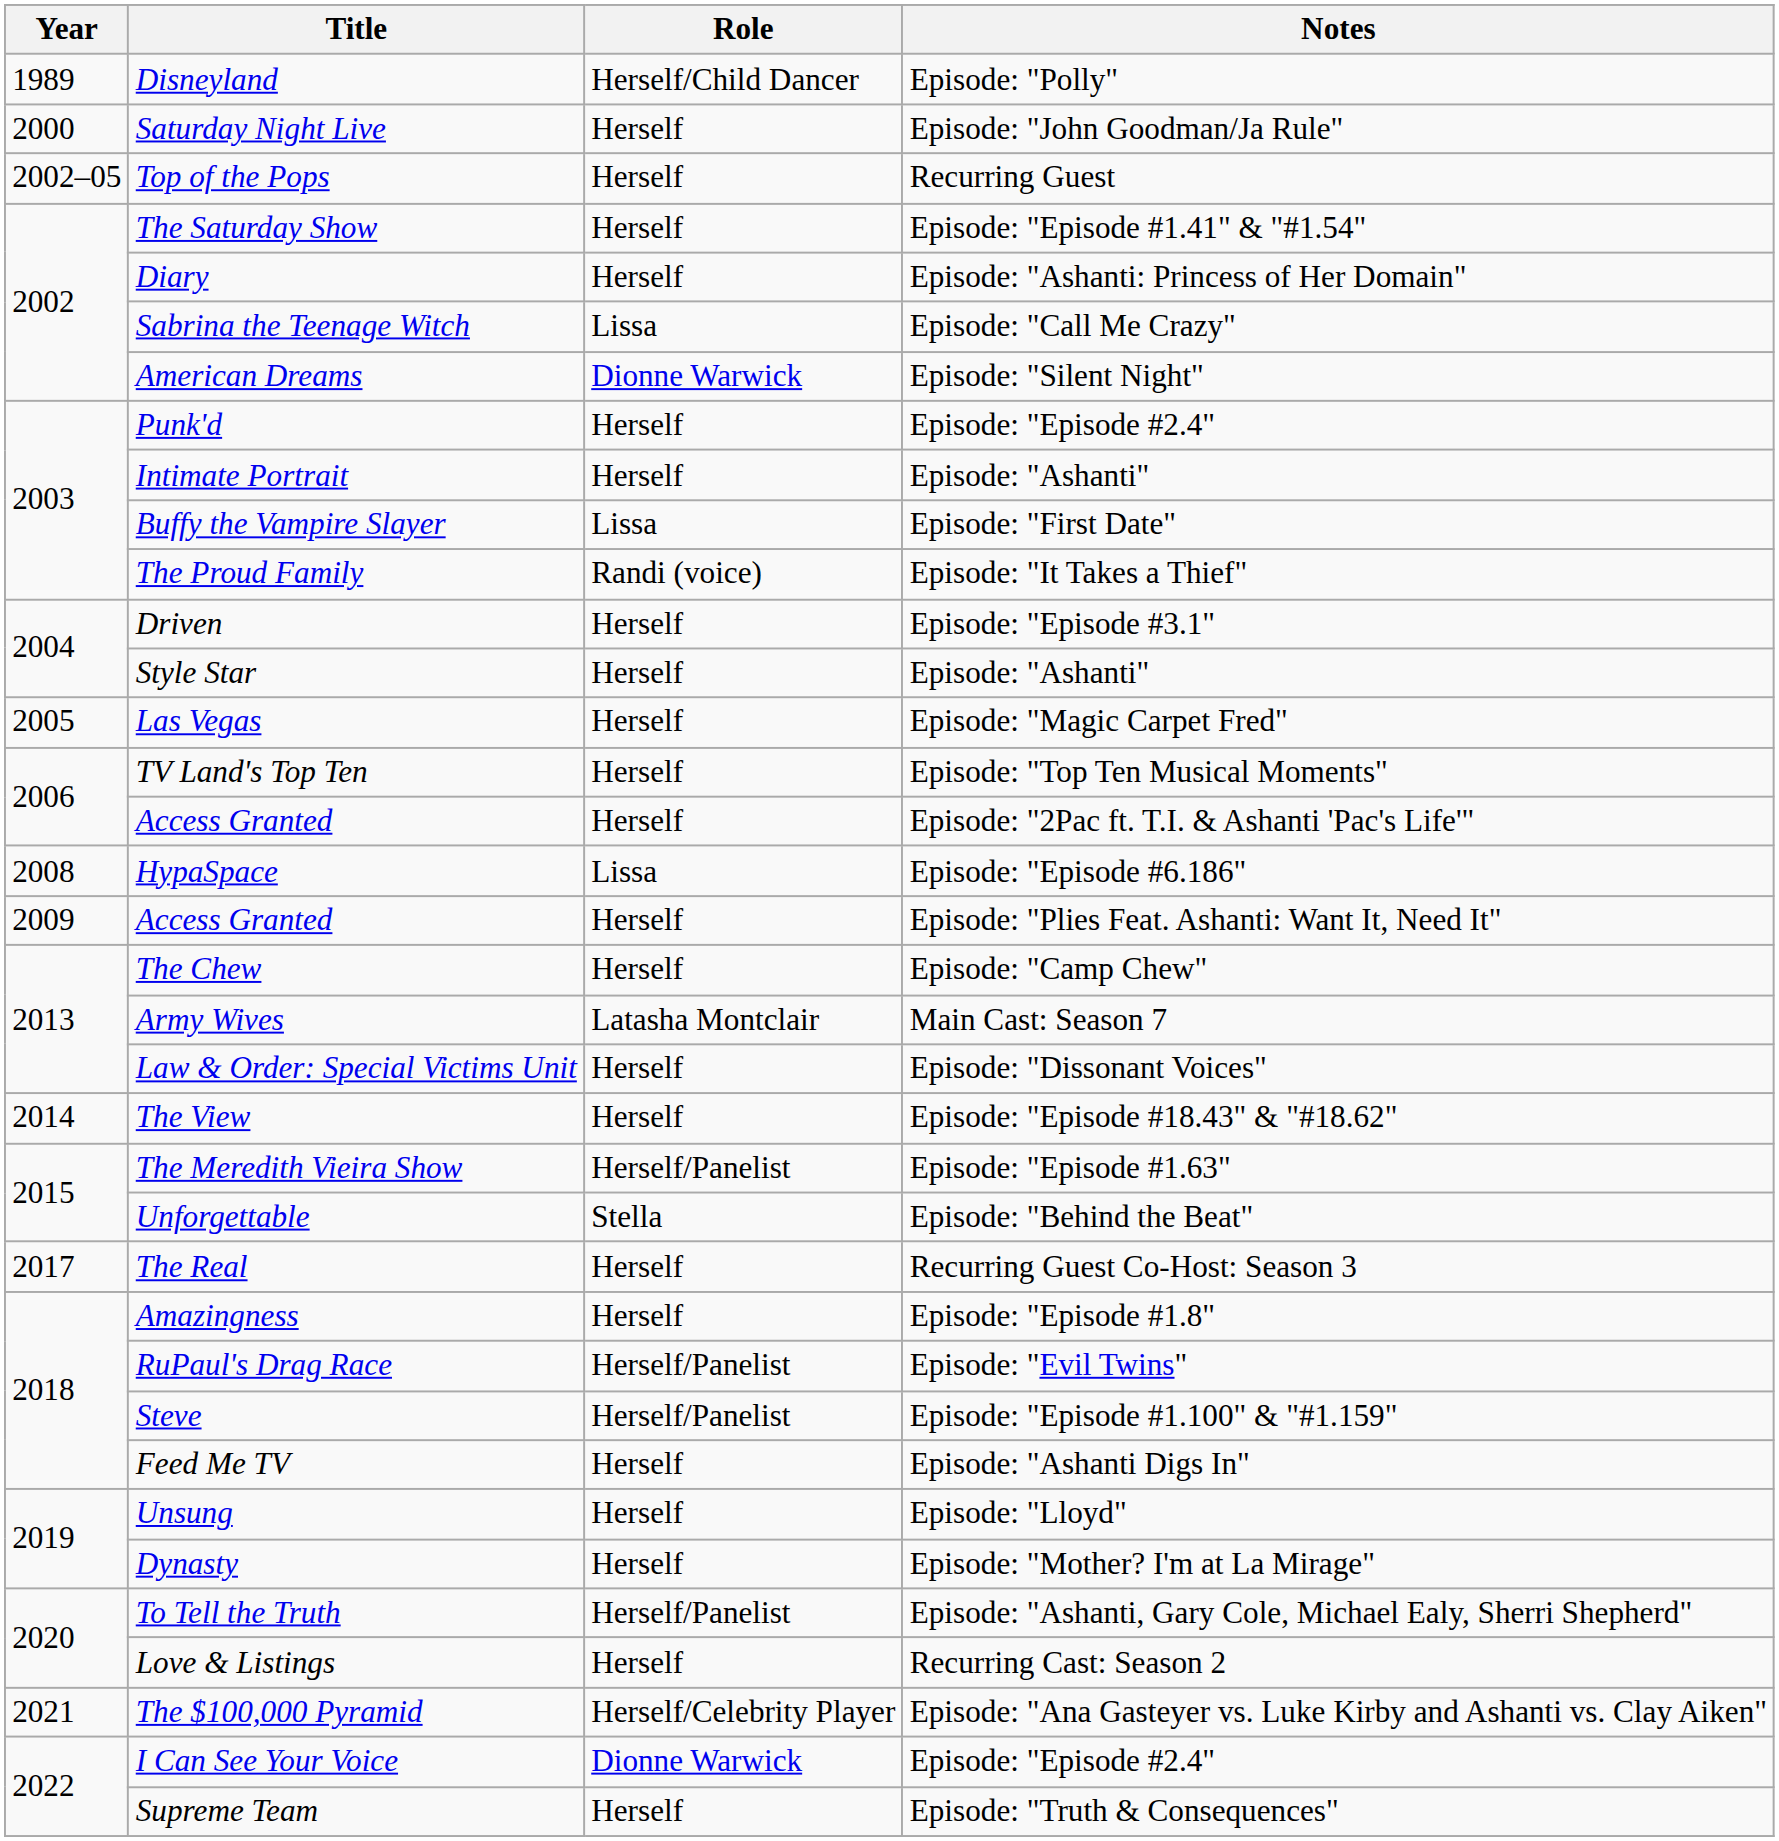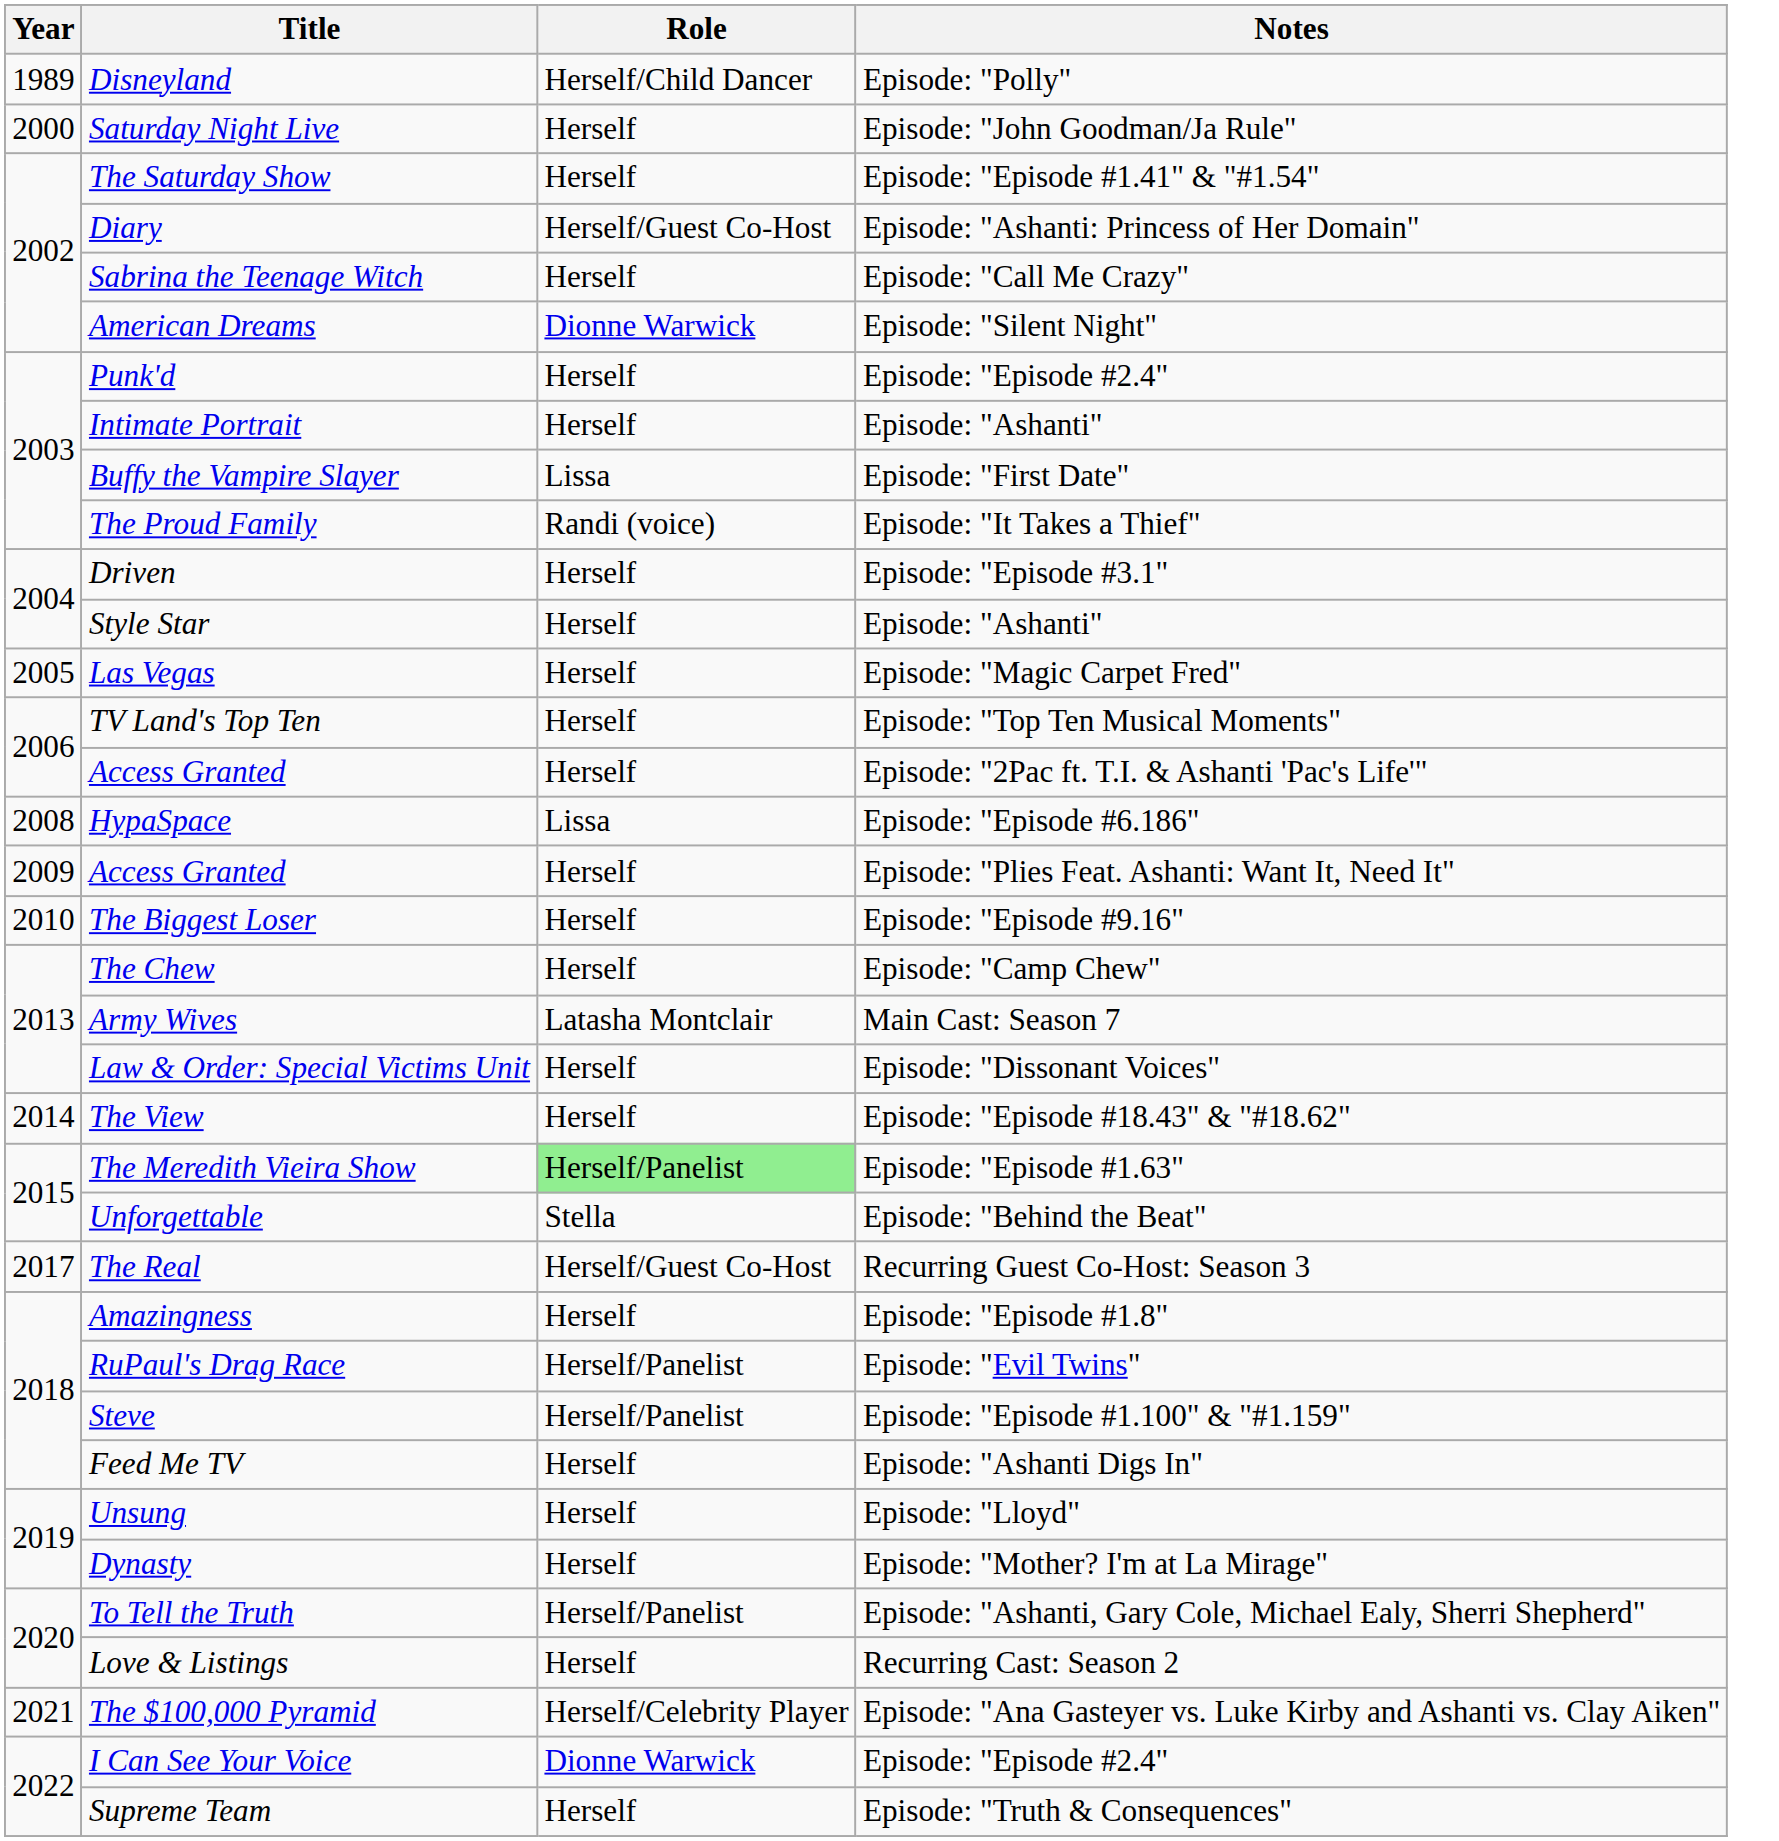- row: (233, 177)
(637, 276) Herself -> (688, 227) Herself/Guest Co-Host
(624, 326) Lissa -> (590, 276) Herself
+ row: (202, 919)
(691, 1167) no background -> (644, 1167) lightgreen background
(637, 1266) Herself -> (688, 1266) Herself/Guest Co-Host
